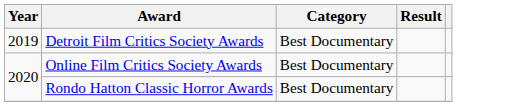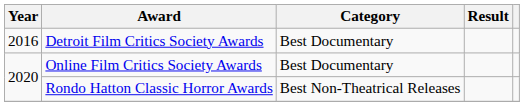(23, 40) 2019 -> (23, 40) 2016
(337, 88) Best Documentary -> (370, 88) Best Non-Theatrical Releases
